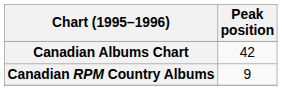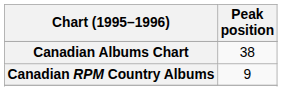(247, 52) 42 -> (247, 52) 38
